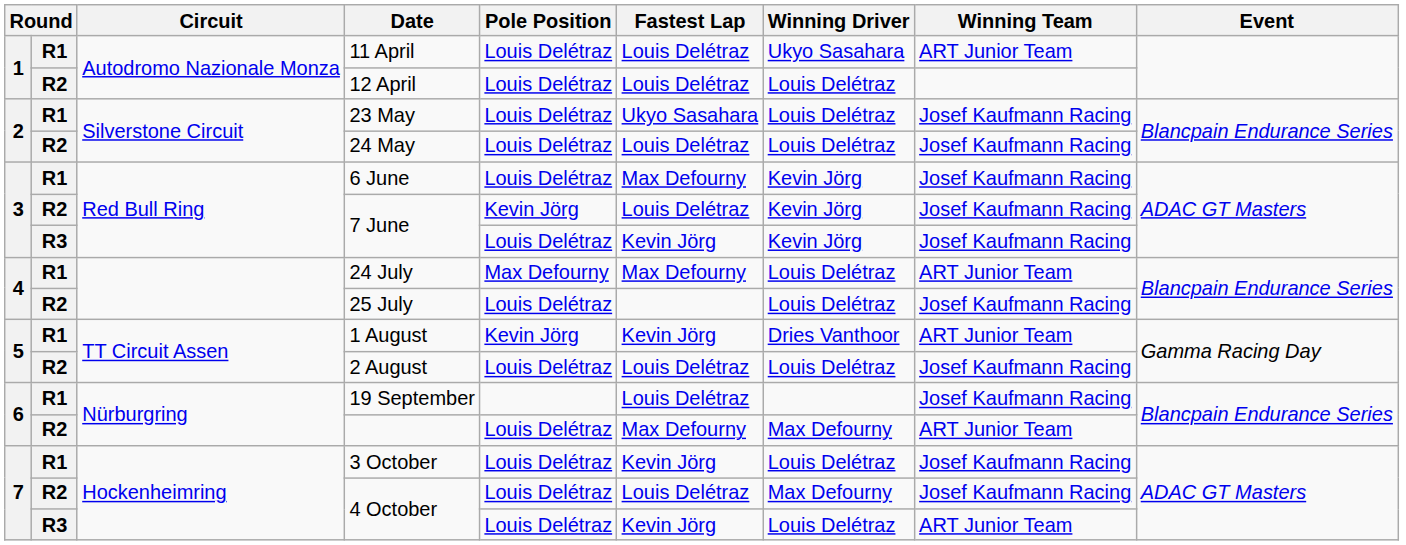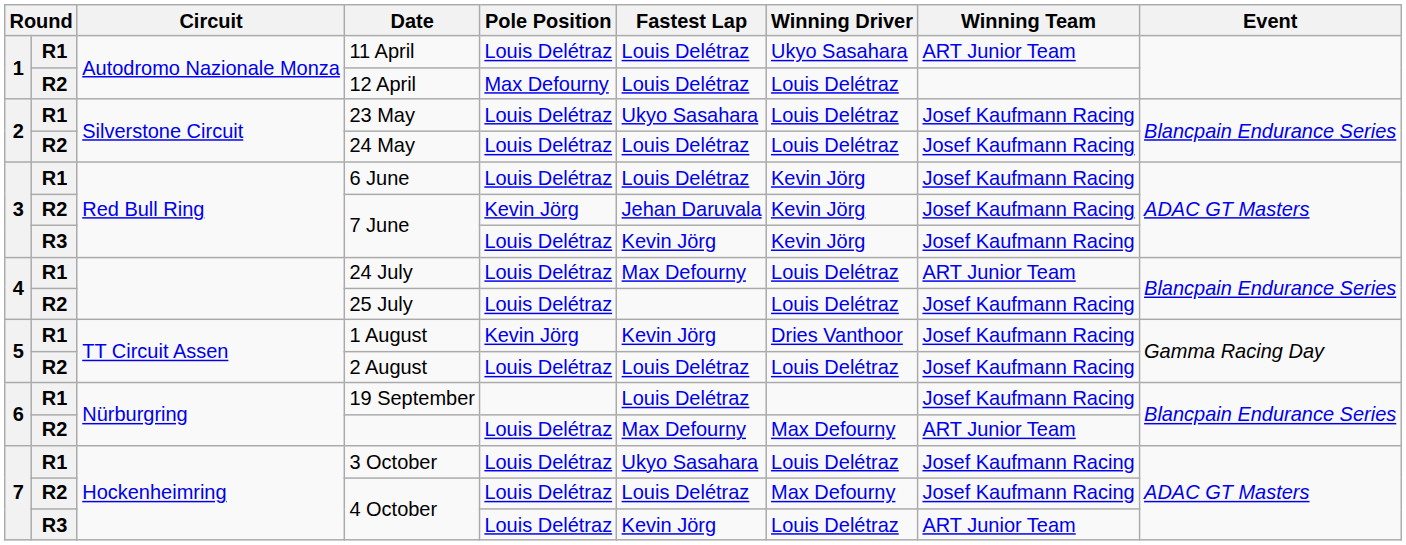(548, 83) Louis Delétraz -> (547, 83) Max Defourny
(684, 178) Max Defourny -> (685, 178) Louis Delétraz
(685, 209) Louis Delétraz -> (692, 209) Jehan Daruvala
(547, 272) Max Defourny -> (548, 272) Louis Delétraz
(996, 335) ART Junior Team -> (1029, 335) Josef Kaufmann Racing
(669, 461) Kevin Jörg -> (690, 461) Ukyo Sasahara
